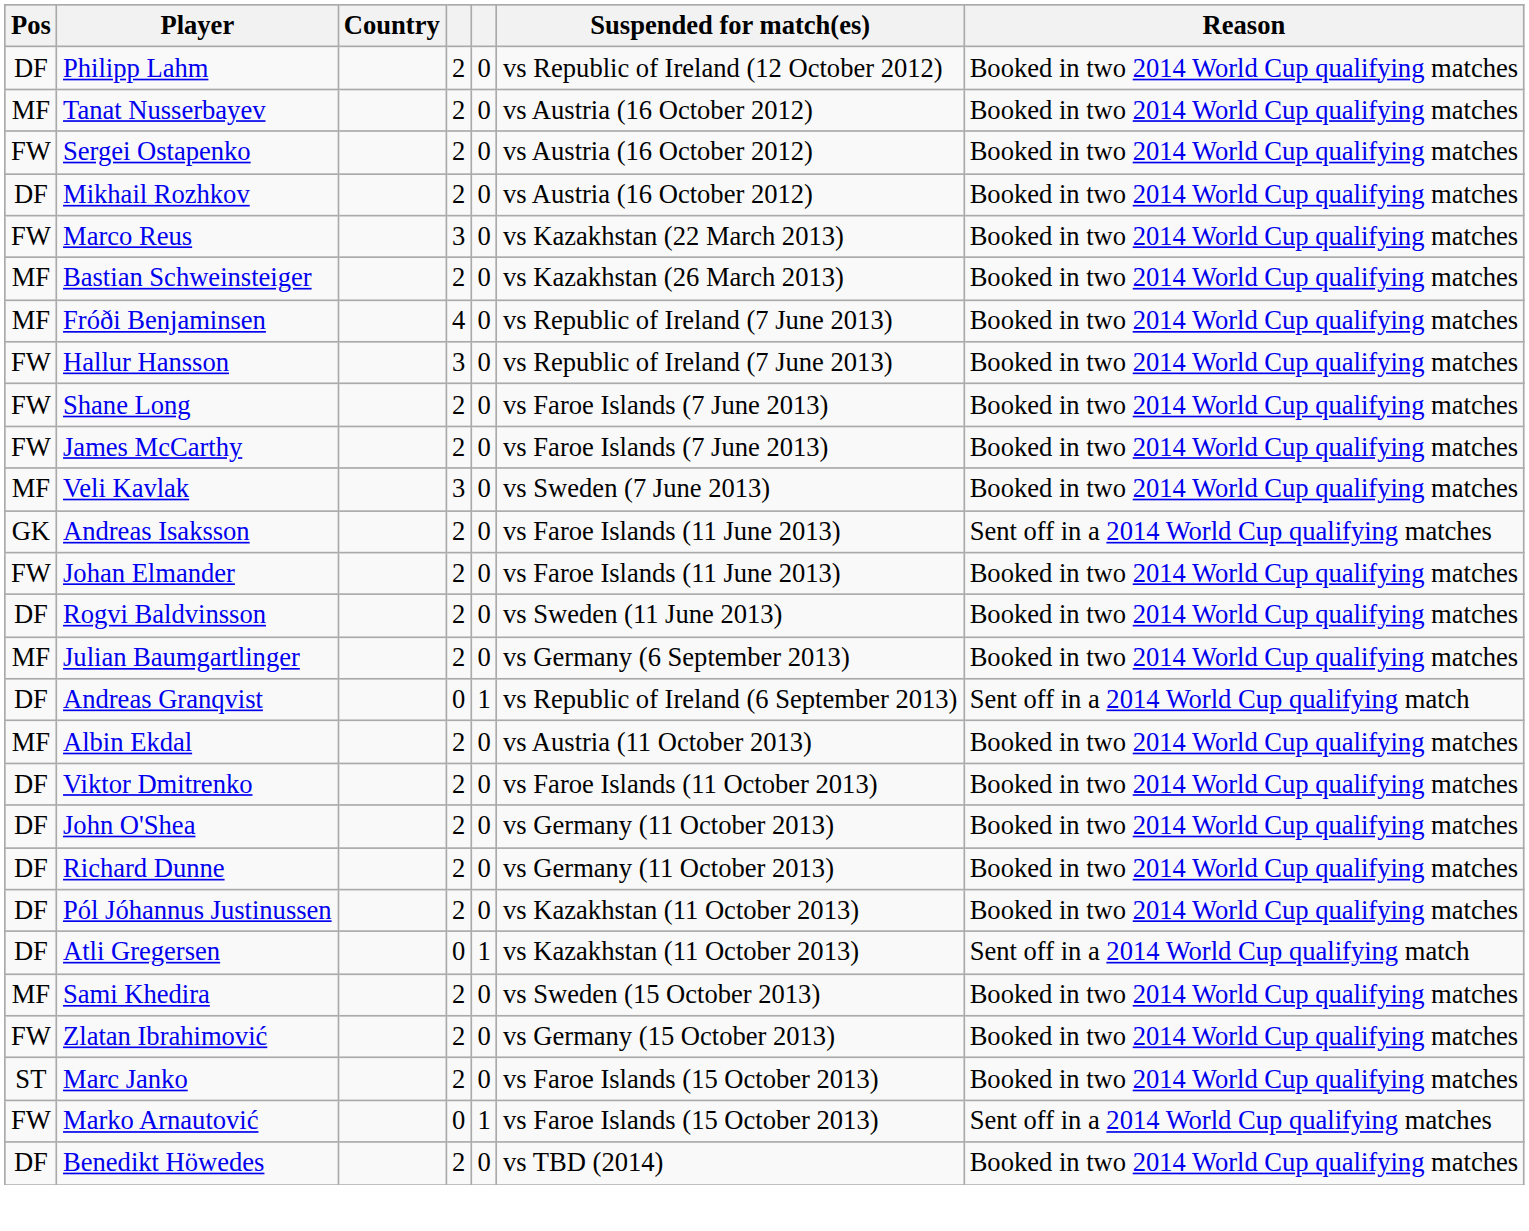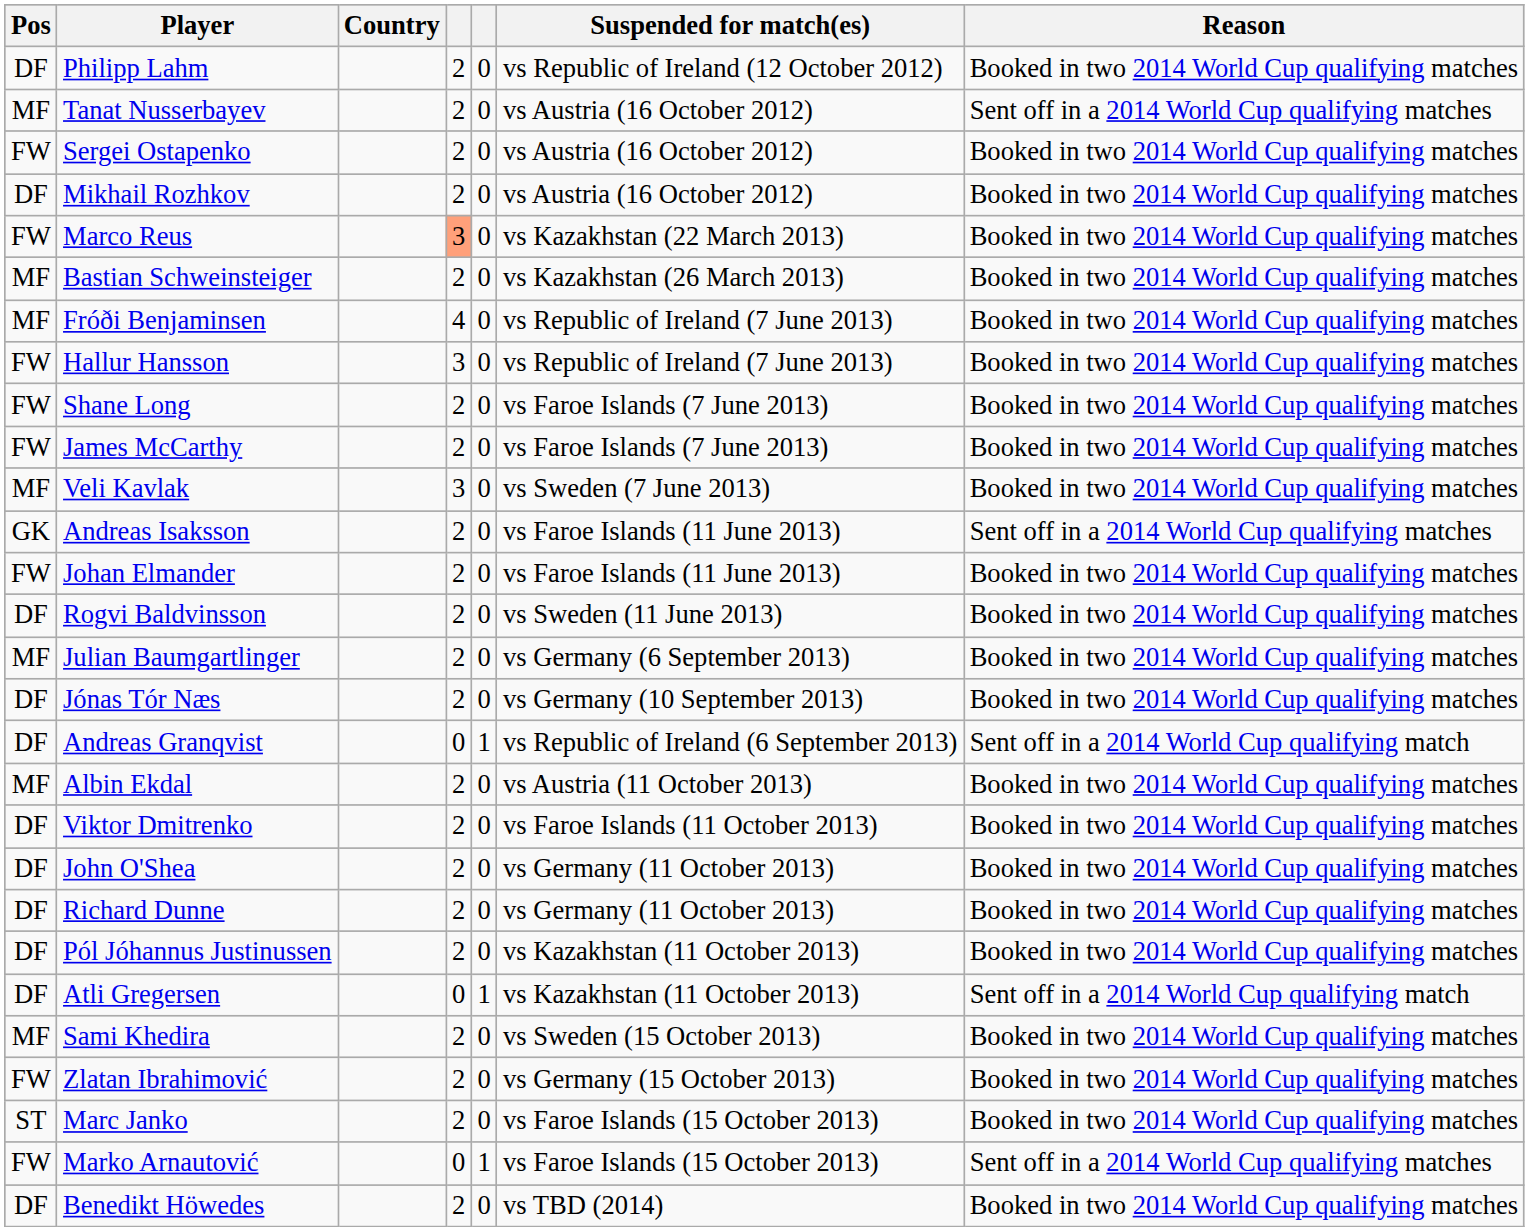(1244, 109) Booked in two 2014 World Cup qualifying matches -> (1231, 109) Sent off in a 2014 World Cup qualifying matches
(459, 236) no background -> (459, 236) lightsalmon background
+ row: (142, 699)
